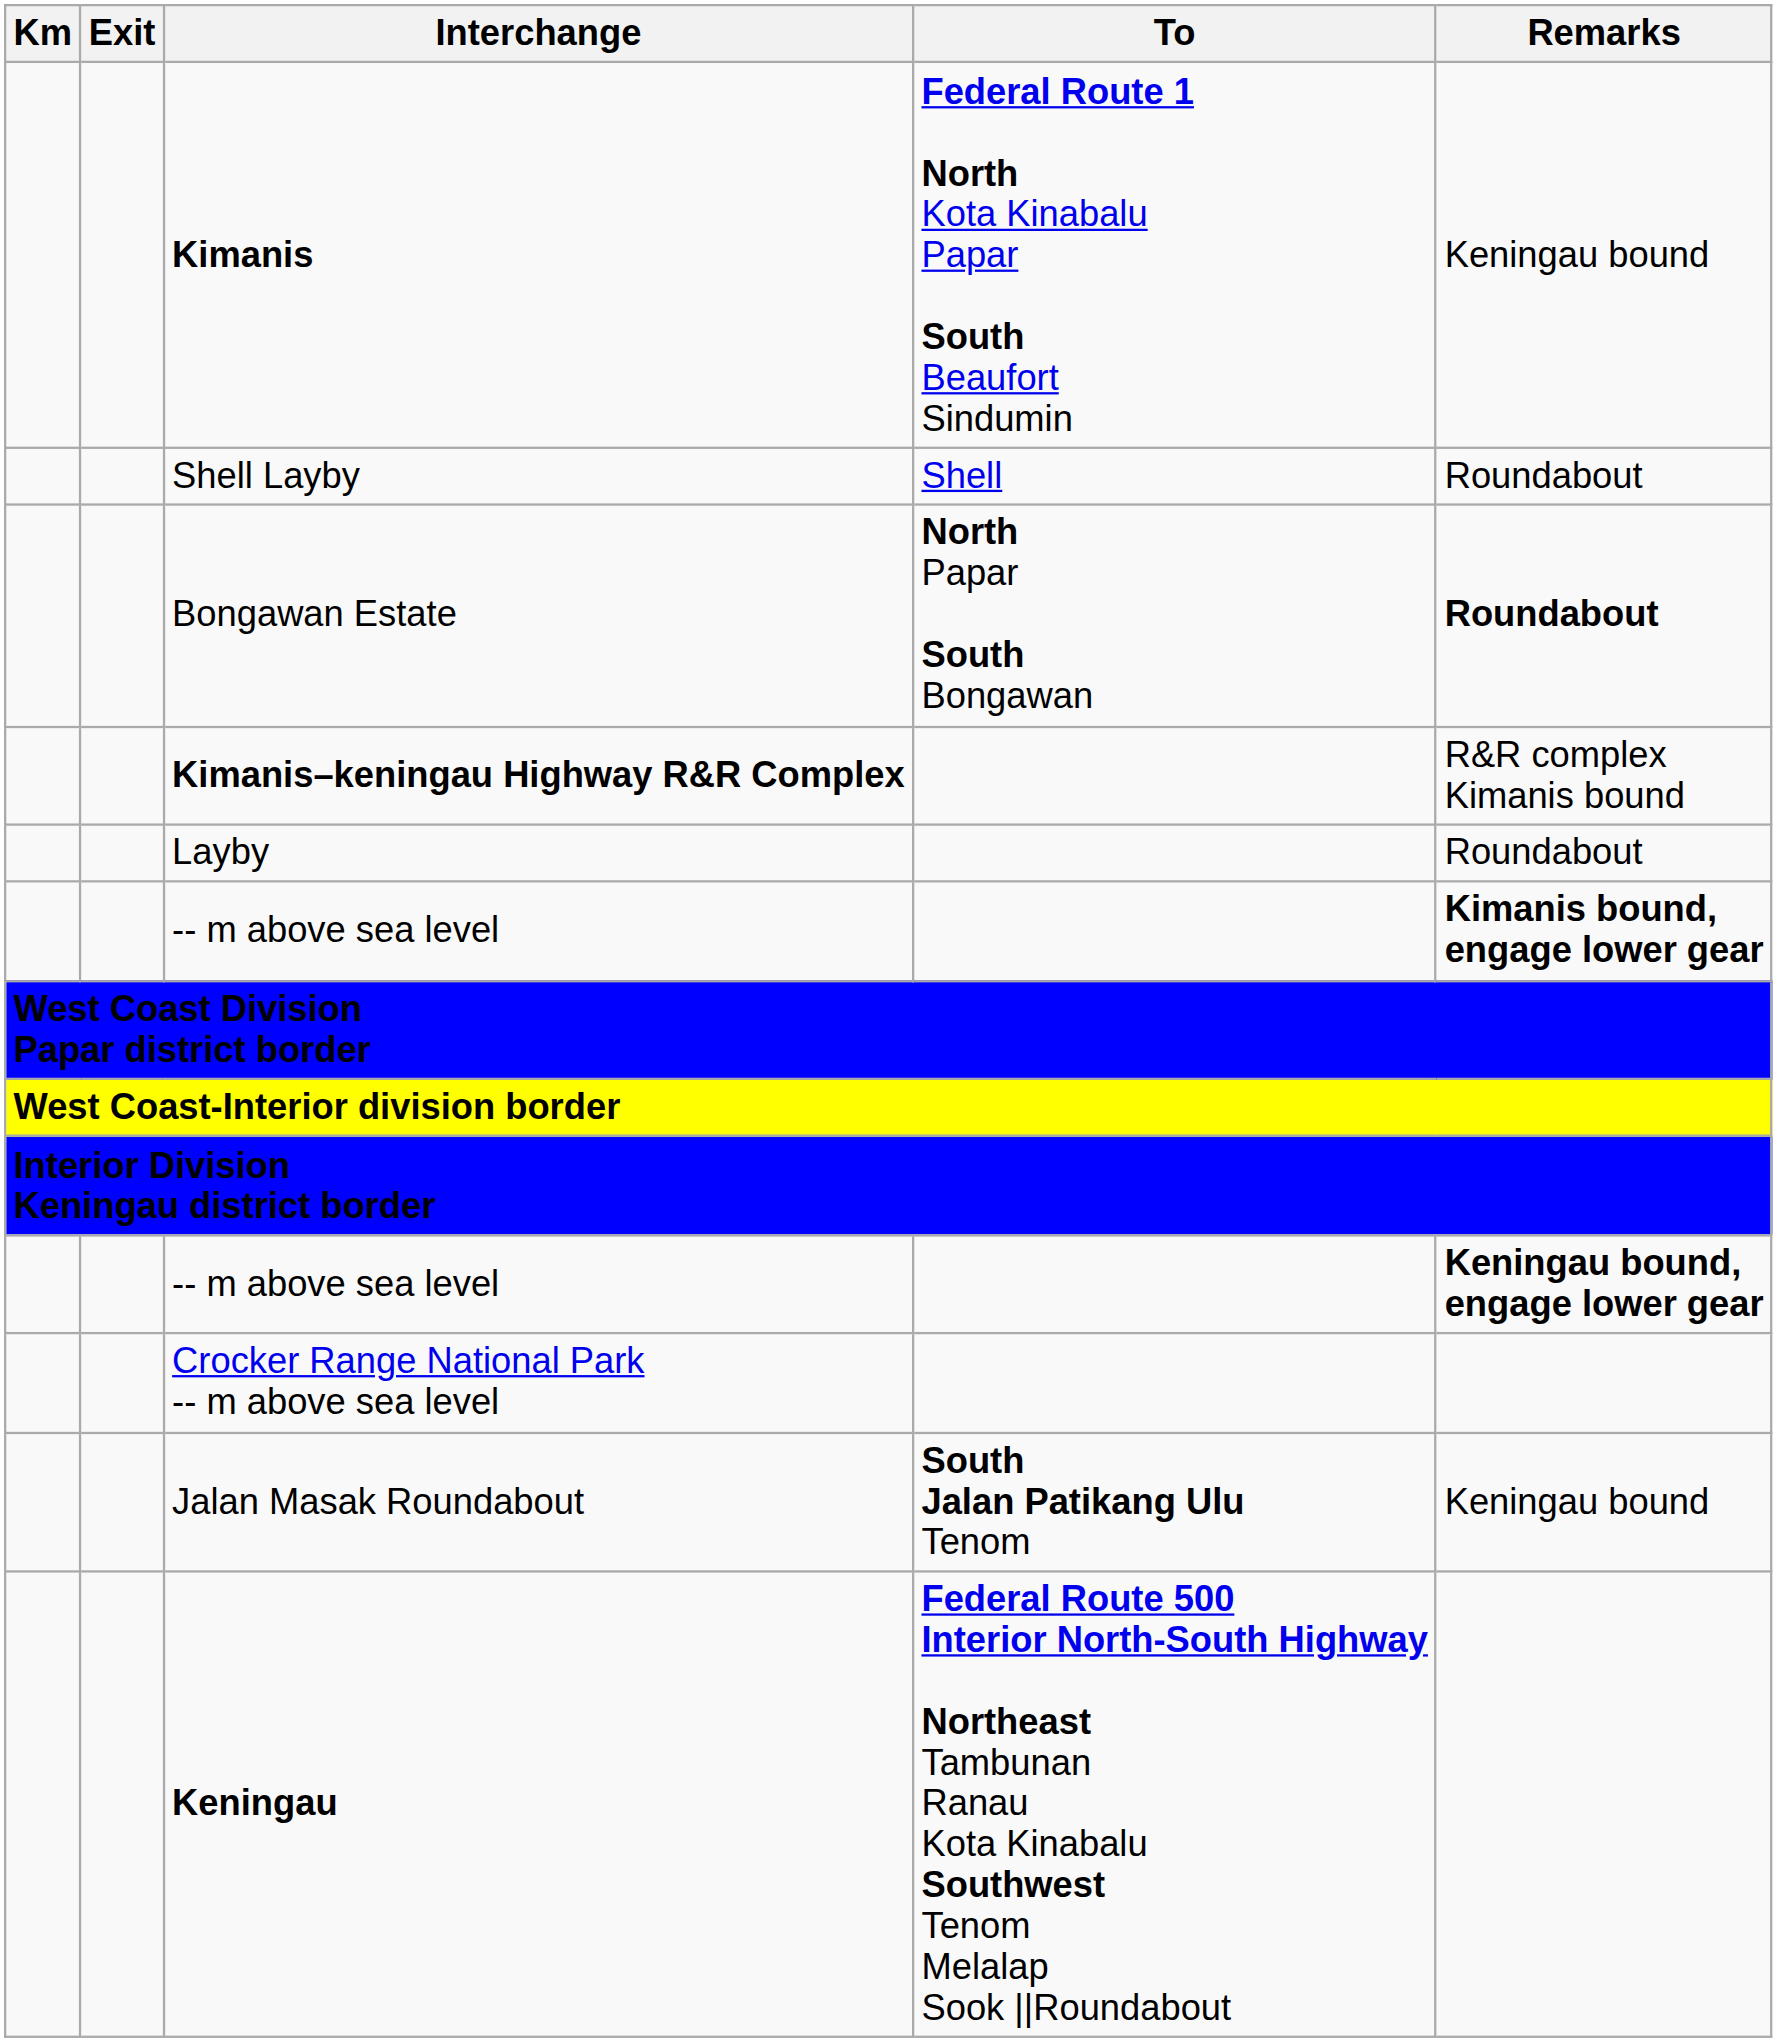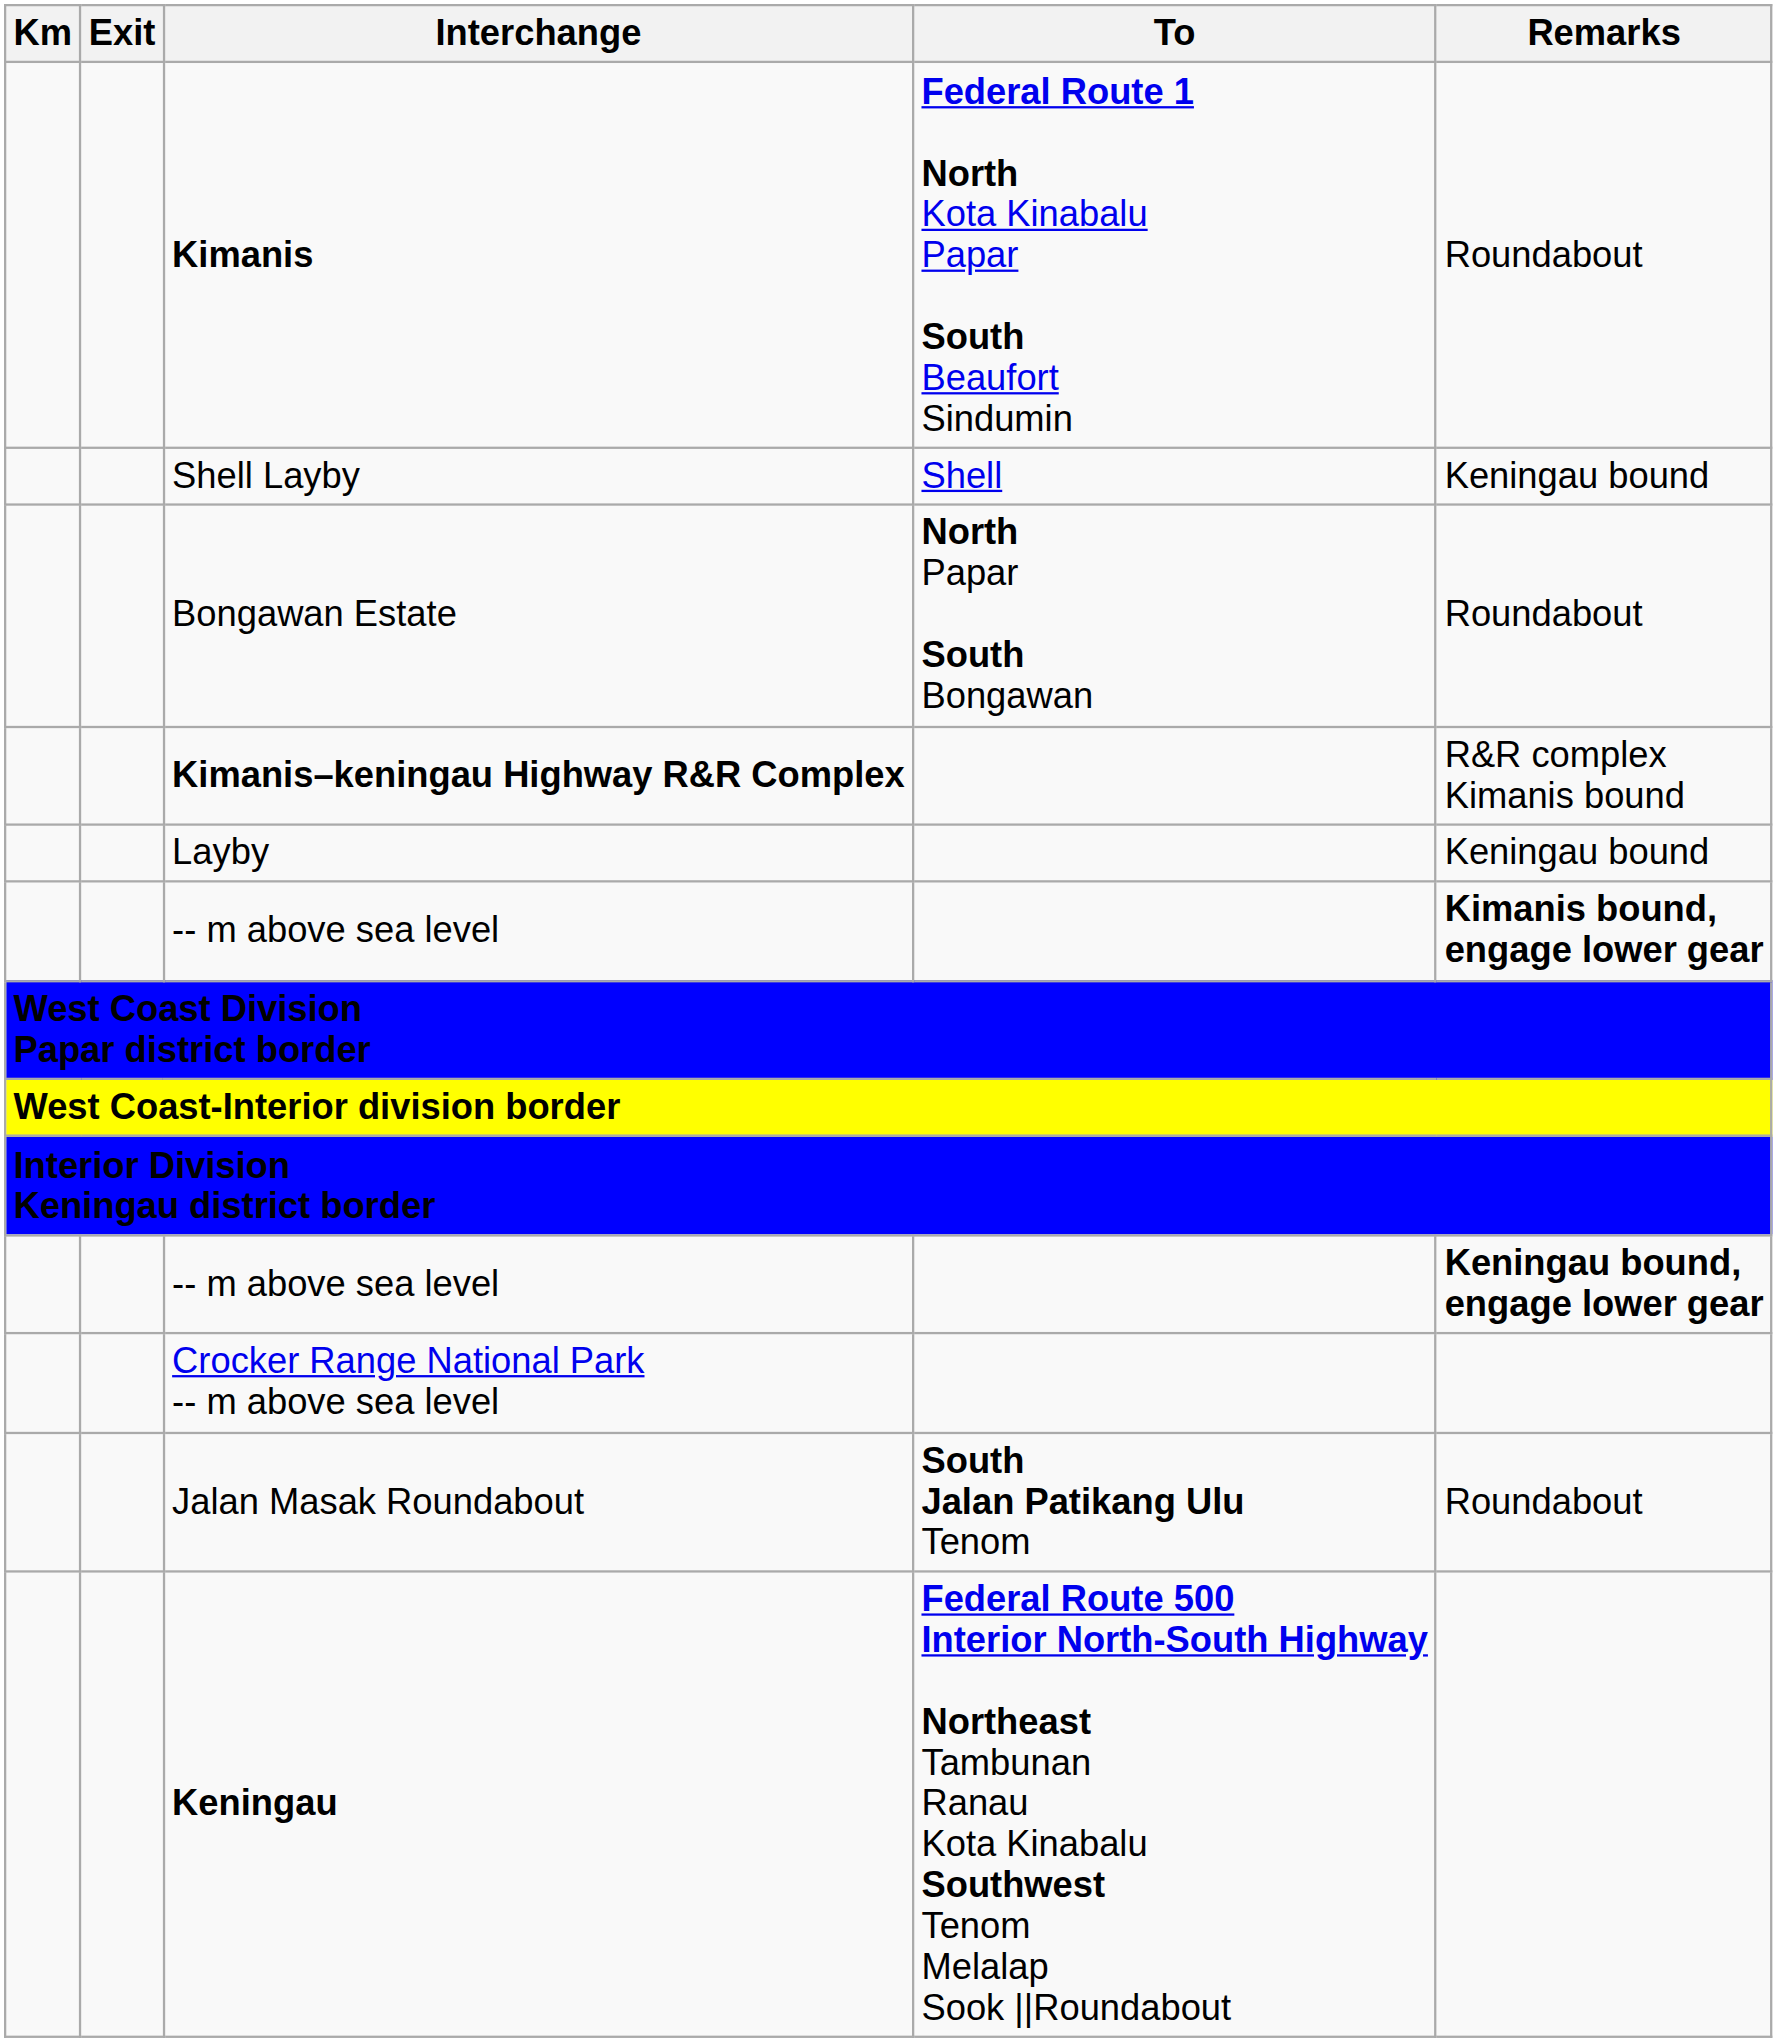(1577, 254) Keningau bound -> (1544, 254) Roundabout
(1544, 475) Roundabout -> (1577, 475) Keningau bound
(1552, 614) bold -> (1544, 614) normal
(1544, 852) Roundabout -> (1577, 852) Keningau bound
(1577, 1500) Keningau bound -> (1544, 1500) Roundabout
